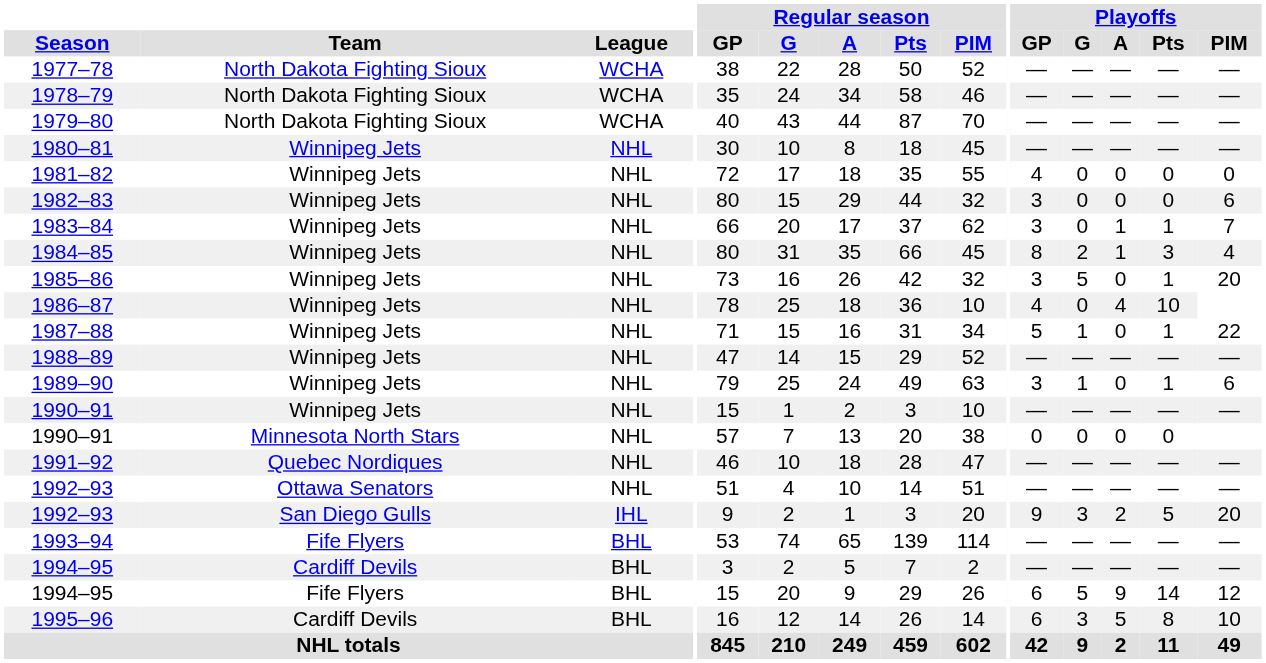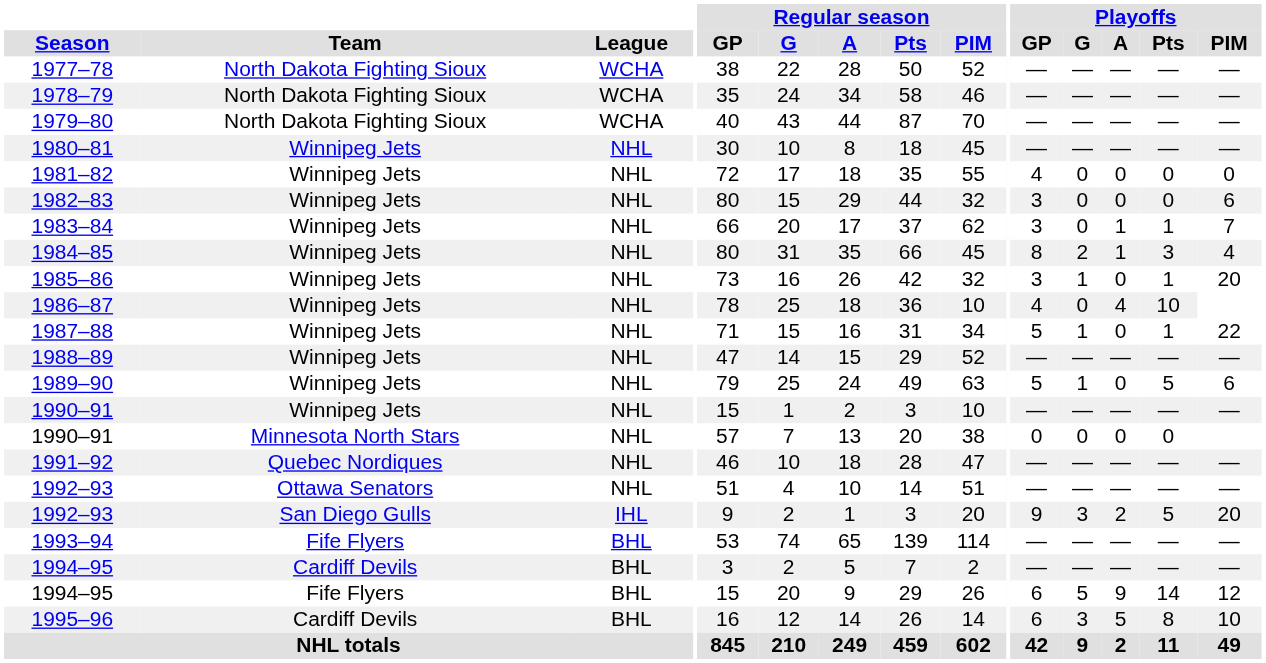(1082, 278) 5 -> (1082, 278) 1
(1037, 383) 3 -> (1037, 383) 5
(1168, 383) 1 -> (1168, 383) 5
